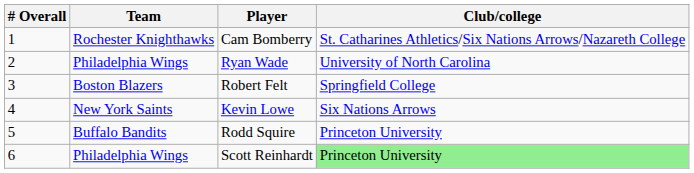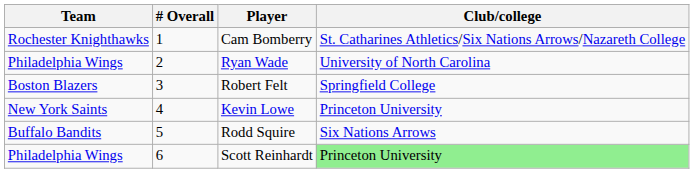columns swapped: (37, 16) <-> (144, 16)
(378, 109) Six Nations Arrows -> (381, 109) Princeton University
(381, 132) Princeton University -> (378, 132) Six Nations Arrows
